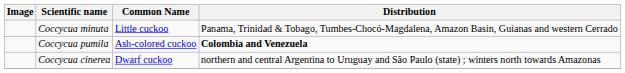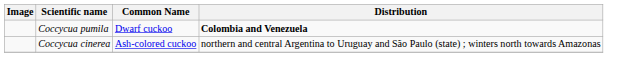- row: (73, 28)
(156, 44) Ash-colored cuckoo -> (144, 28) Dwarf cuckoo
(144, 60) Dwarf cuckoo -> (156, 44) Ash-colored cuckoo
